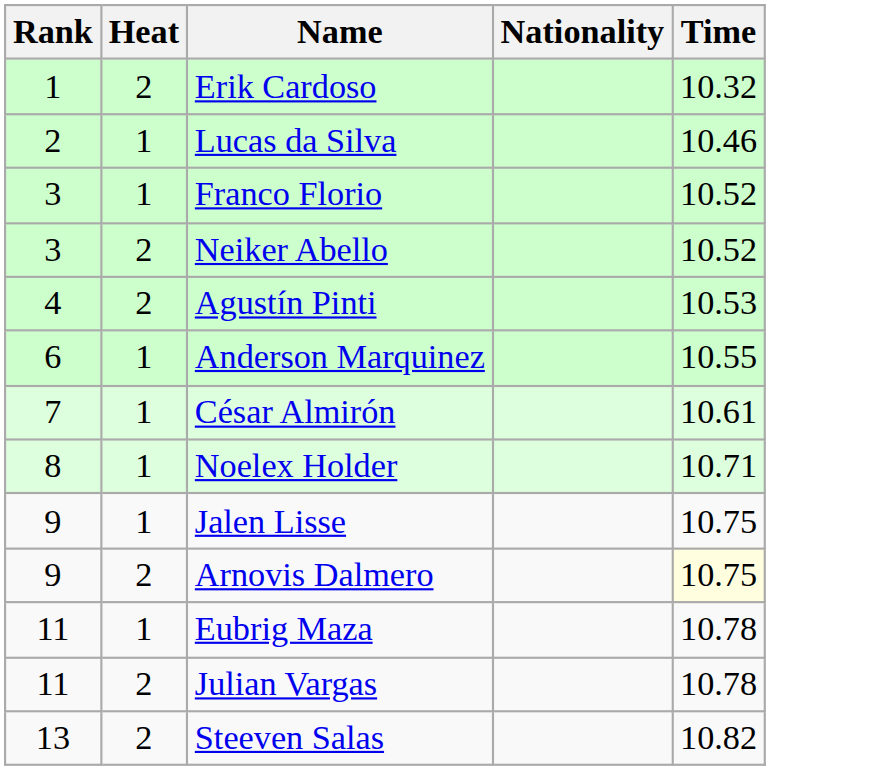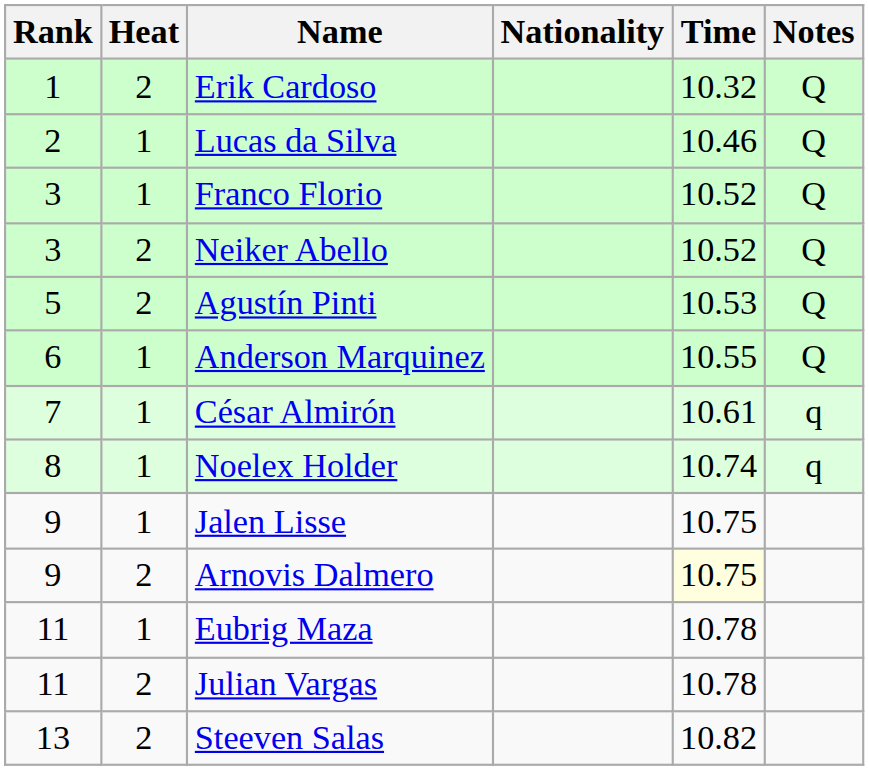+ column: (814, 31)
(53, 303) 4 -> (53, 303) 5
(719, 466) 10.71 -> (719, 466) 10.74
